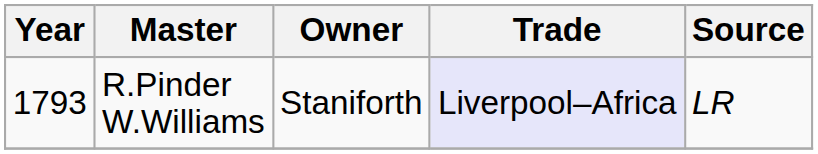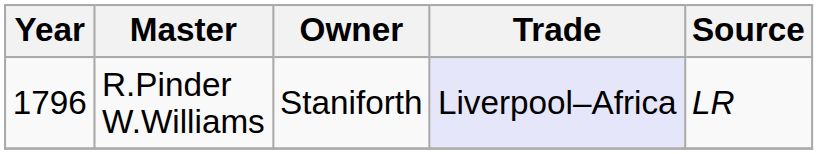(50, 102) 1793 -> (50, 102) 1796
